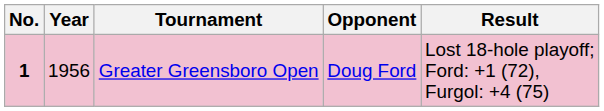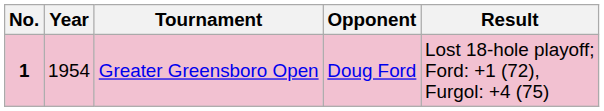(69, 71) 1956 -> (69, 71) 1954
